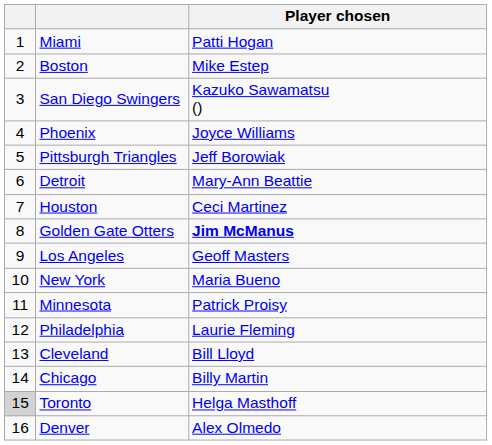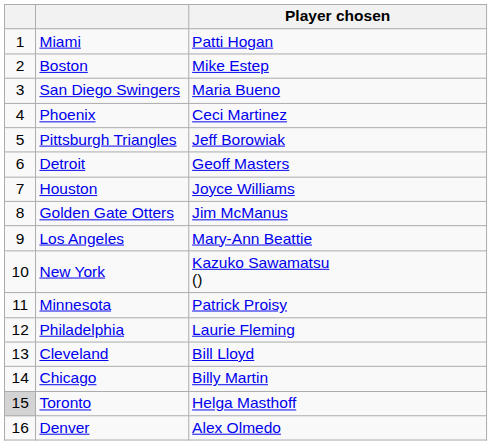(261, 99) Kazuko Sawamatsu () -> (236, 90) Maria Bueno
(243, 132) Joyce Williams -> (240, 115) Ceci Martinez
(252, 181) Mary-Ann Beattie -> (241, 164) Geoff Masters
(240, 206) Ceci Martinez -> (243, 189) Joyce Williams
(243, 231) bold -> (240, 213) normal
(241, 255) Geoff Masters -> (252, 238) Mary-Ann Beattie
(236, 280) Maria Bueno -> (261, 271) Kazuko Sawamatsu ()
